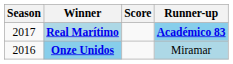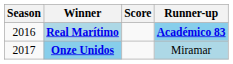(24, 31) 2017 -> (24, 31) 2016
(24, 50) 2016 -> (24, 50) 2017
